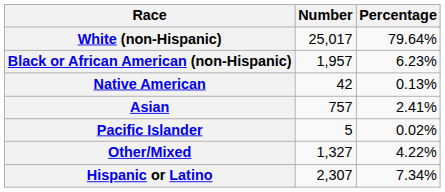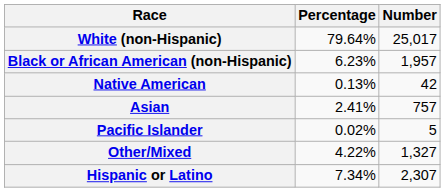columns swapped: (325, 15) <-> (398, 15)
